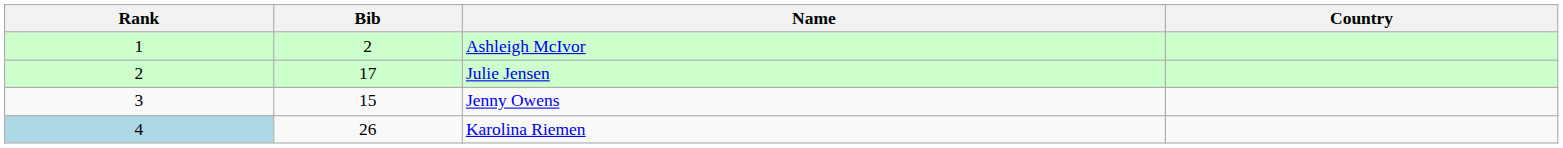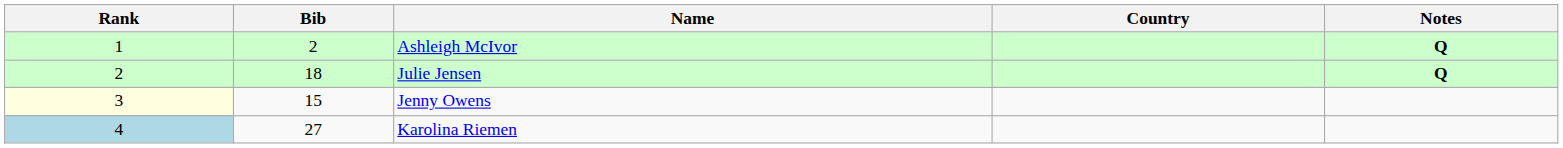+ column: (1441, 18)
(368, 73) 17 -> (313, 73) 18
(139, 101) no background -> (119, 101) lightyellow background
(368, 128) 26 -> (313, 128) 27
